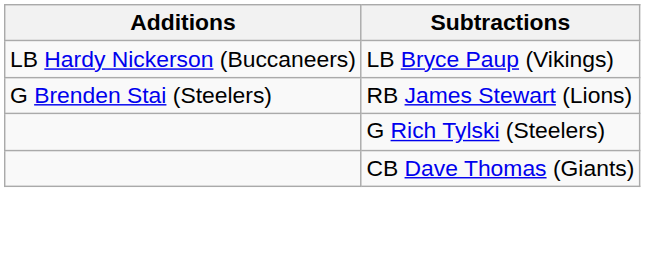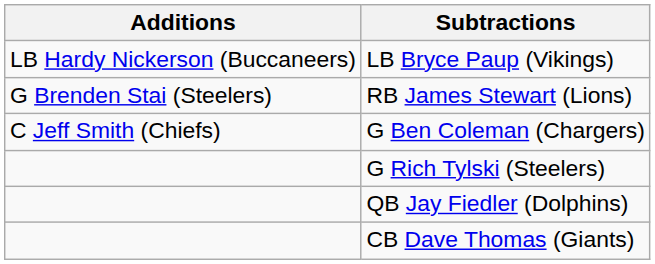+ row: (506, 131)
+ row: (497, 204)
